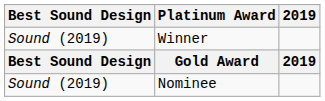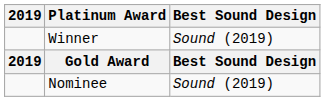columns swapped: (299, 16) <-> (79, 16)
